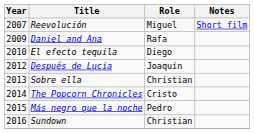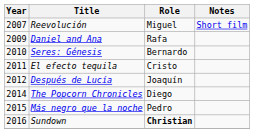+ row: (66, 53)
(17, 53) 2010 -> (17, 66) 2011
(159, 53) Diego -> (162, 66) Cristo
- row: (56, 80)
(162, 94) Cristo -> (159, 94) Diego
(170, 121) normal -> (170, 121) bold
